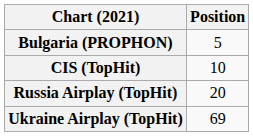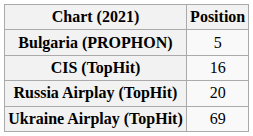(218, 67) 10 -> (218, 67) 16
